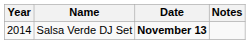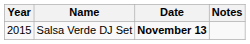(19, 30) 2014 -> (19, 30) 2015
